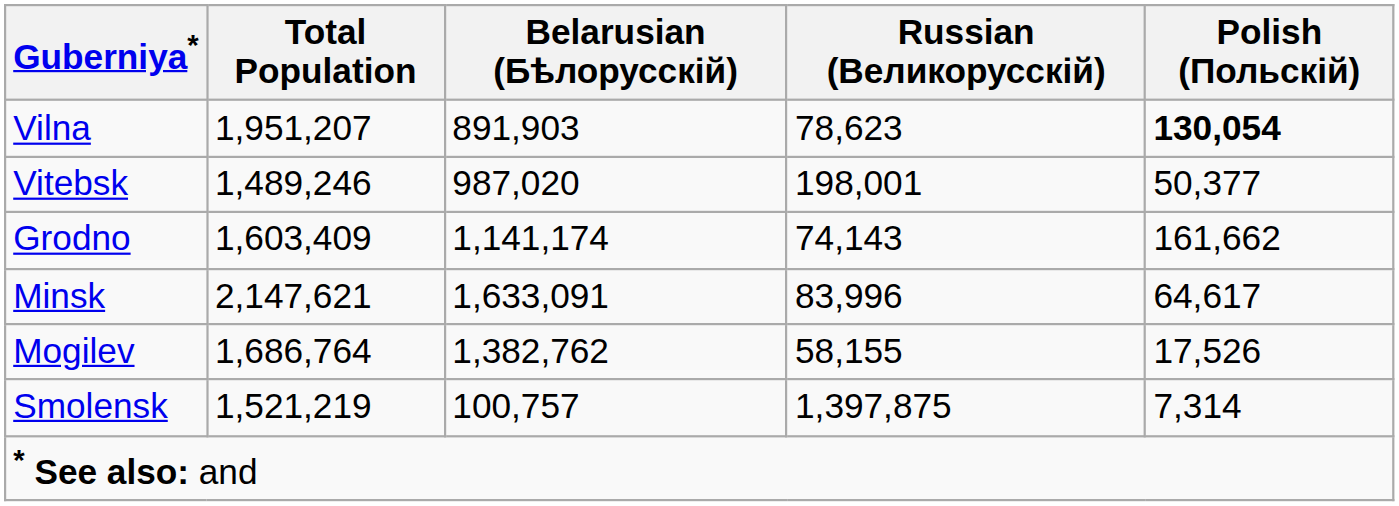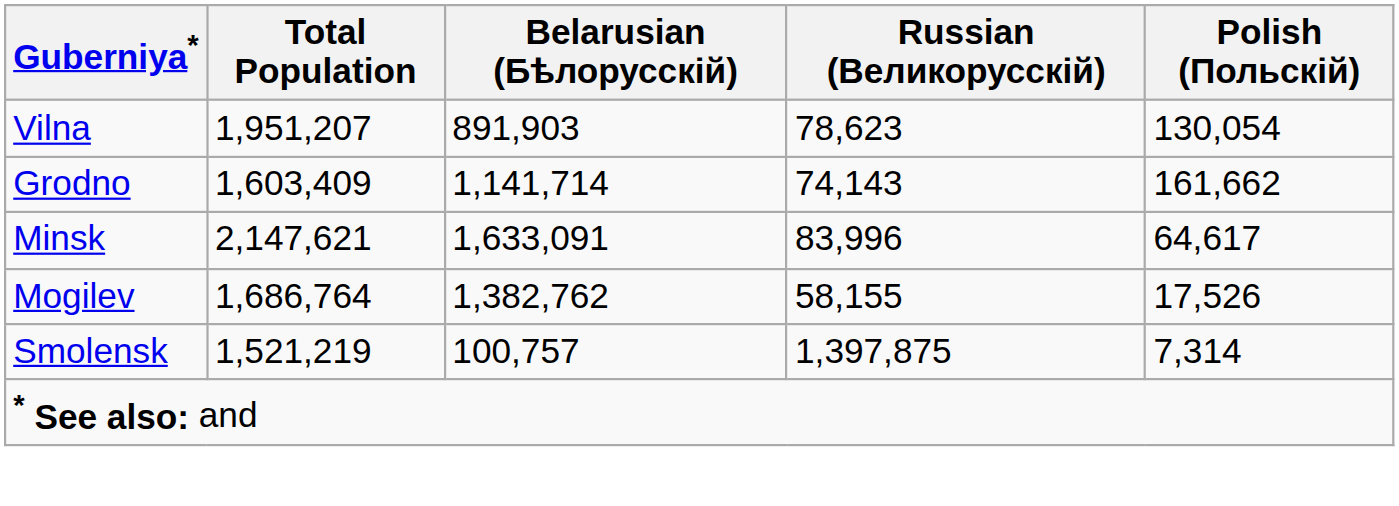(1217, 127) bold -> (1217, 127) normal
- row: (71, 183)
(531, 239) 1,141,174 -> (531, 183) 1,141,714
